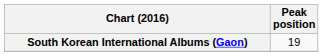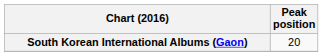(294, 42) 19 -> (294, 42) 20
